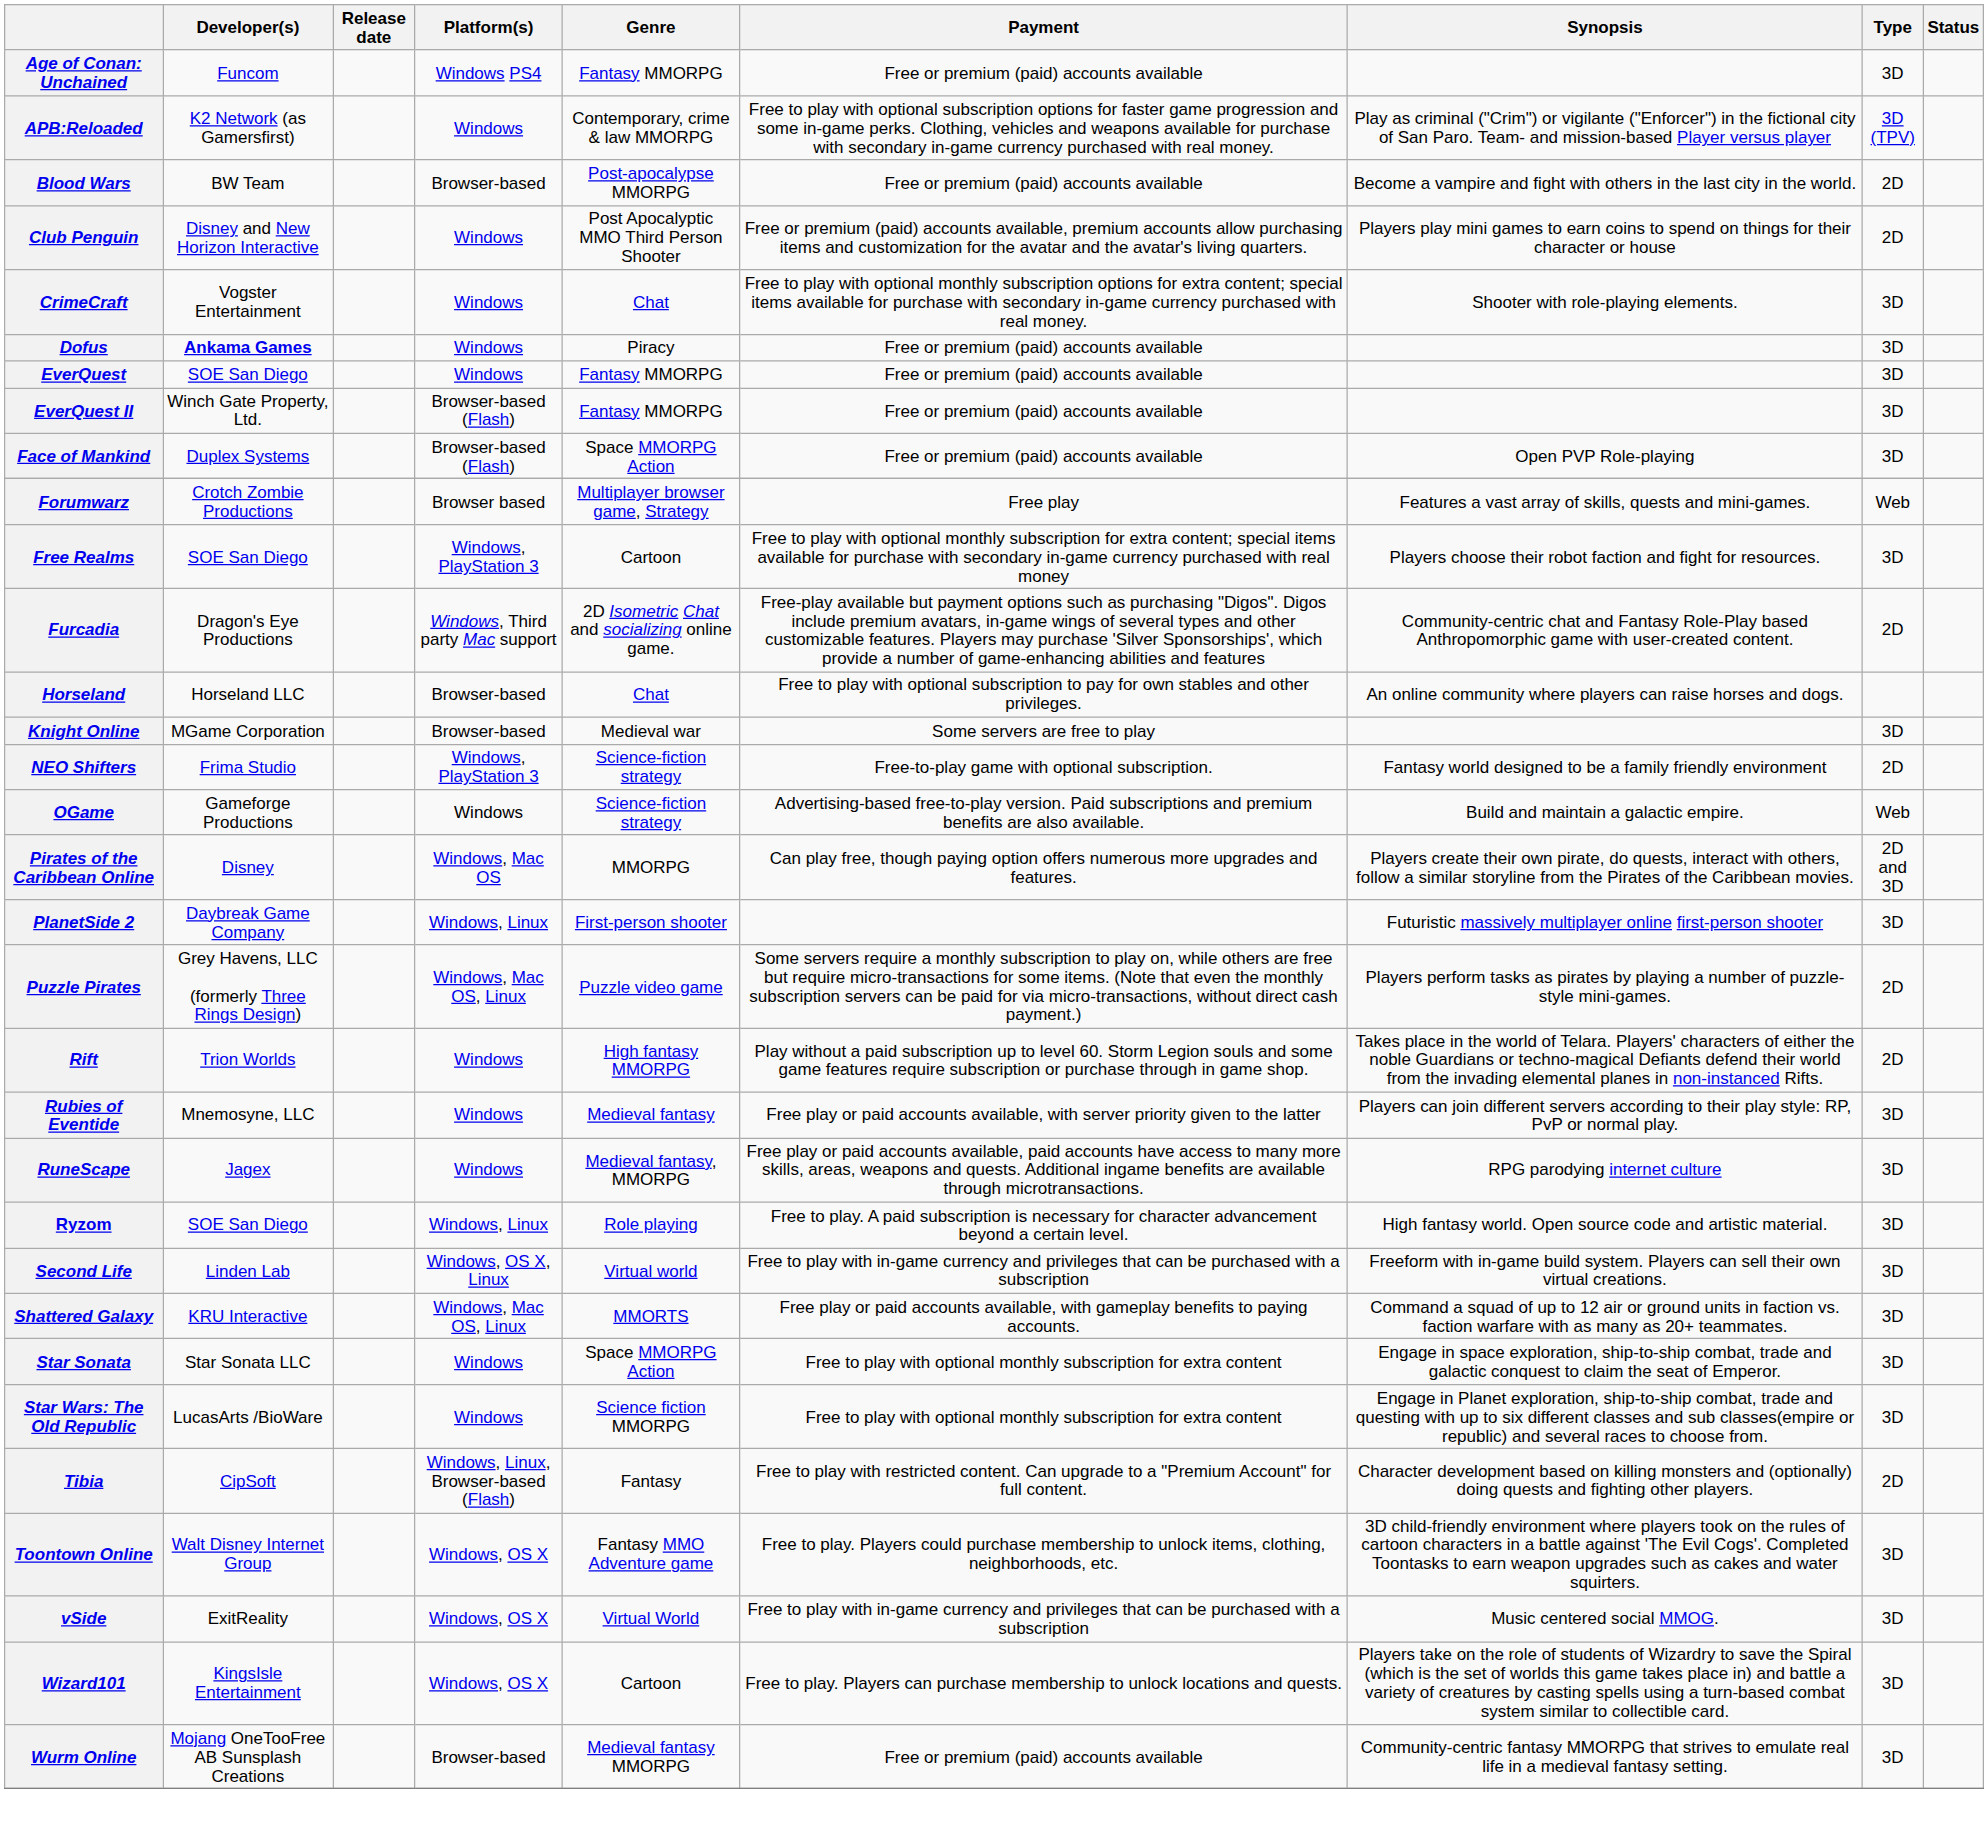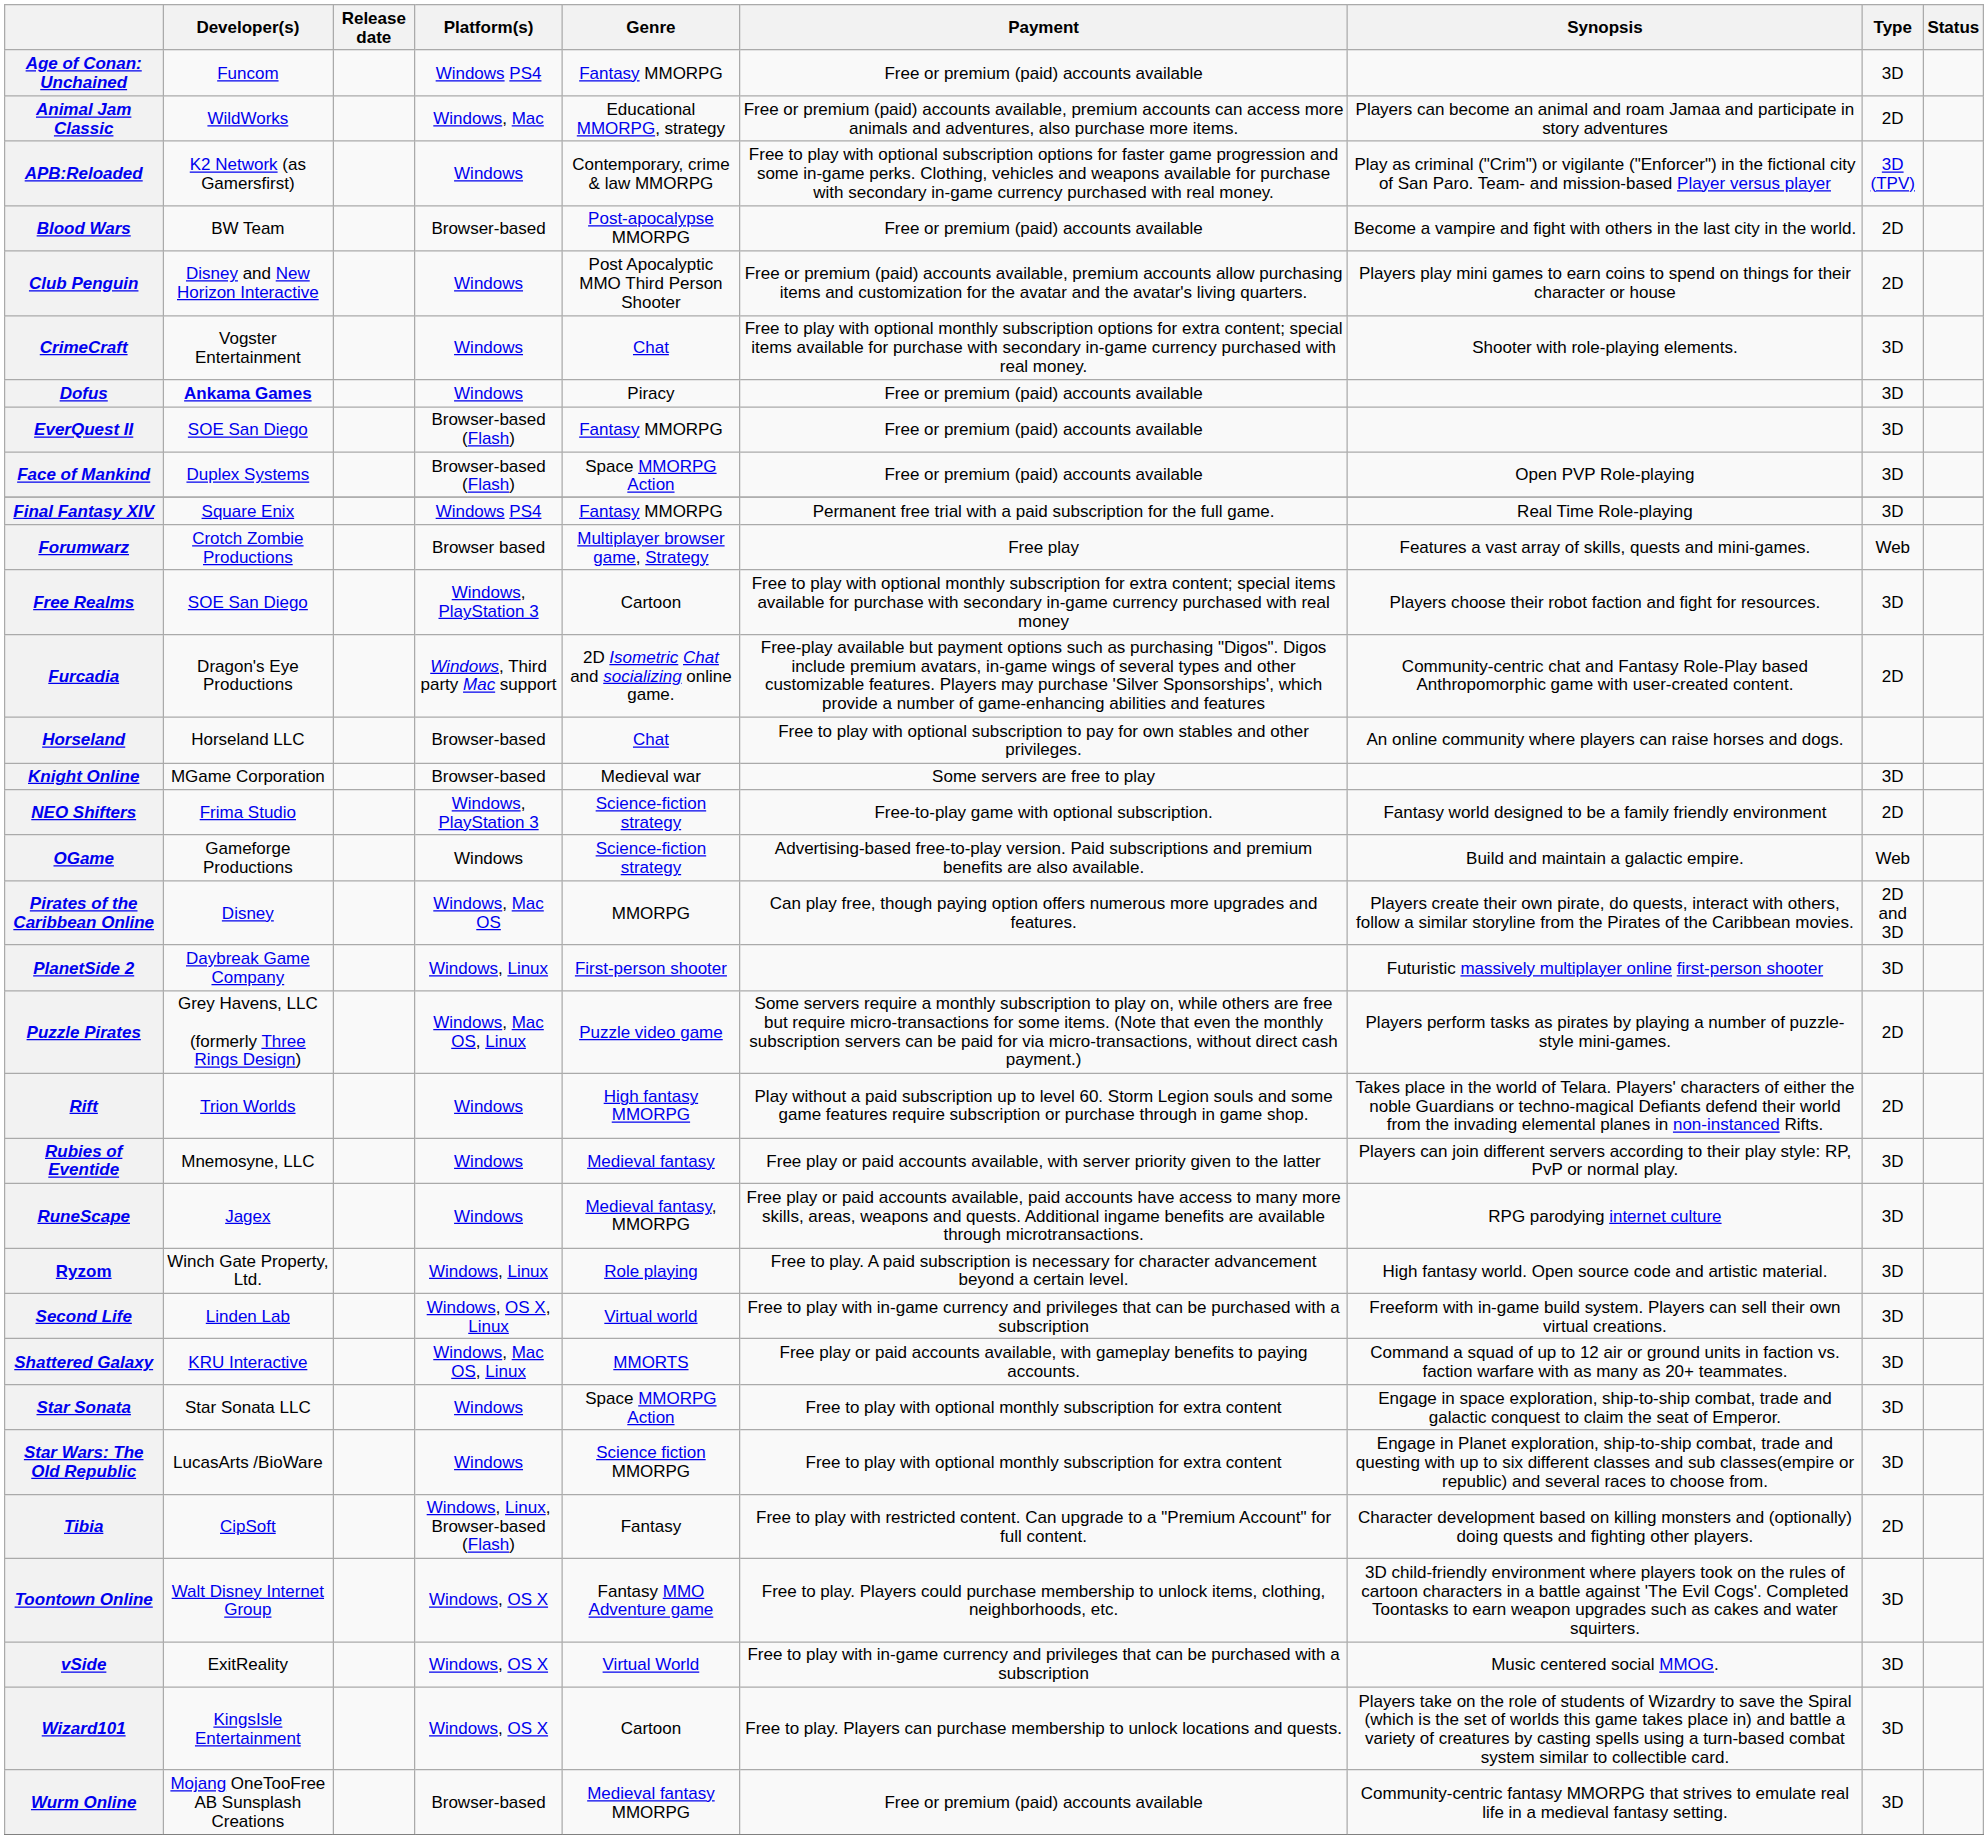+ row: (84, 118)
- row: (84, 374)
(248, 410) Winch Gate Property, Ltd. -> (248, 429) SOE San Diego
+ row: (84, 511)
(248, 1225) SOE San Diego -> (248, 1270) Winch Gate Property, Ltd.
